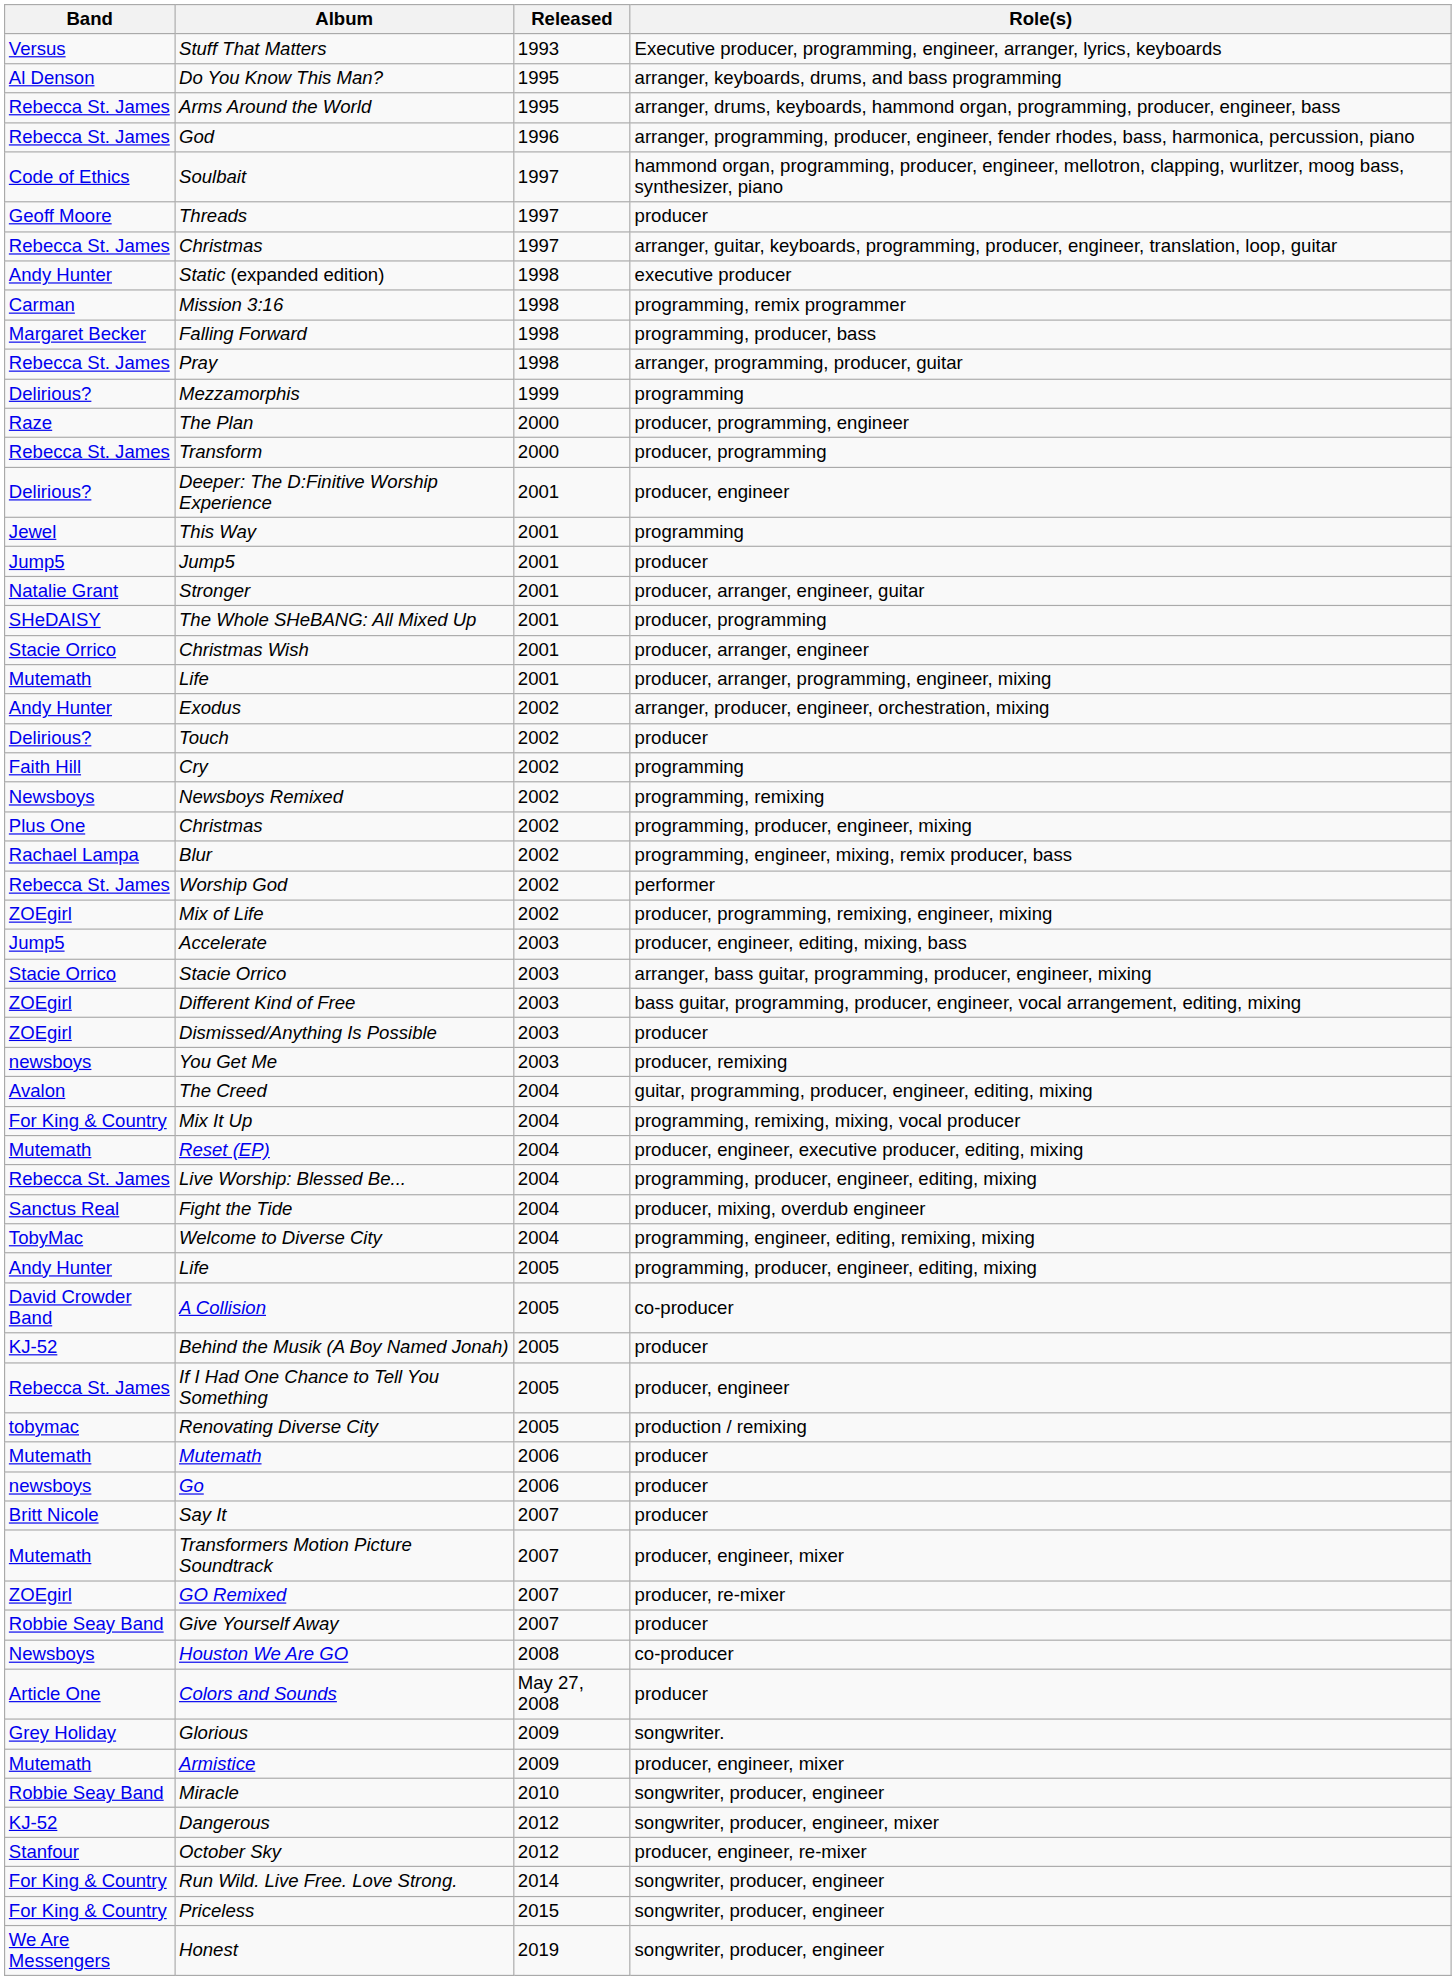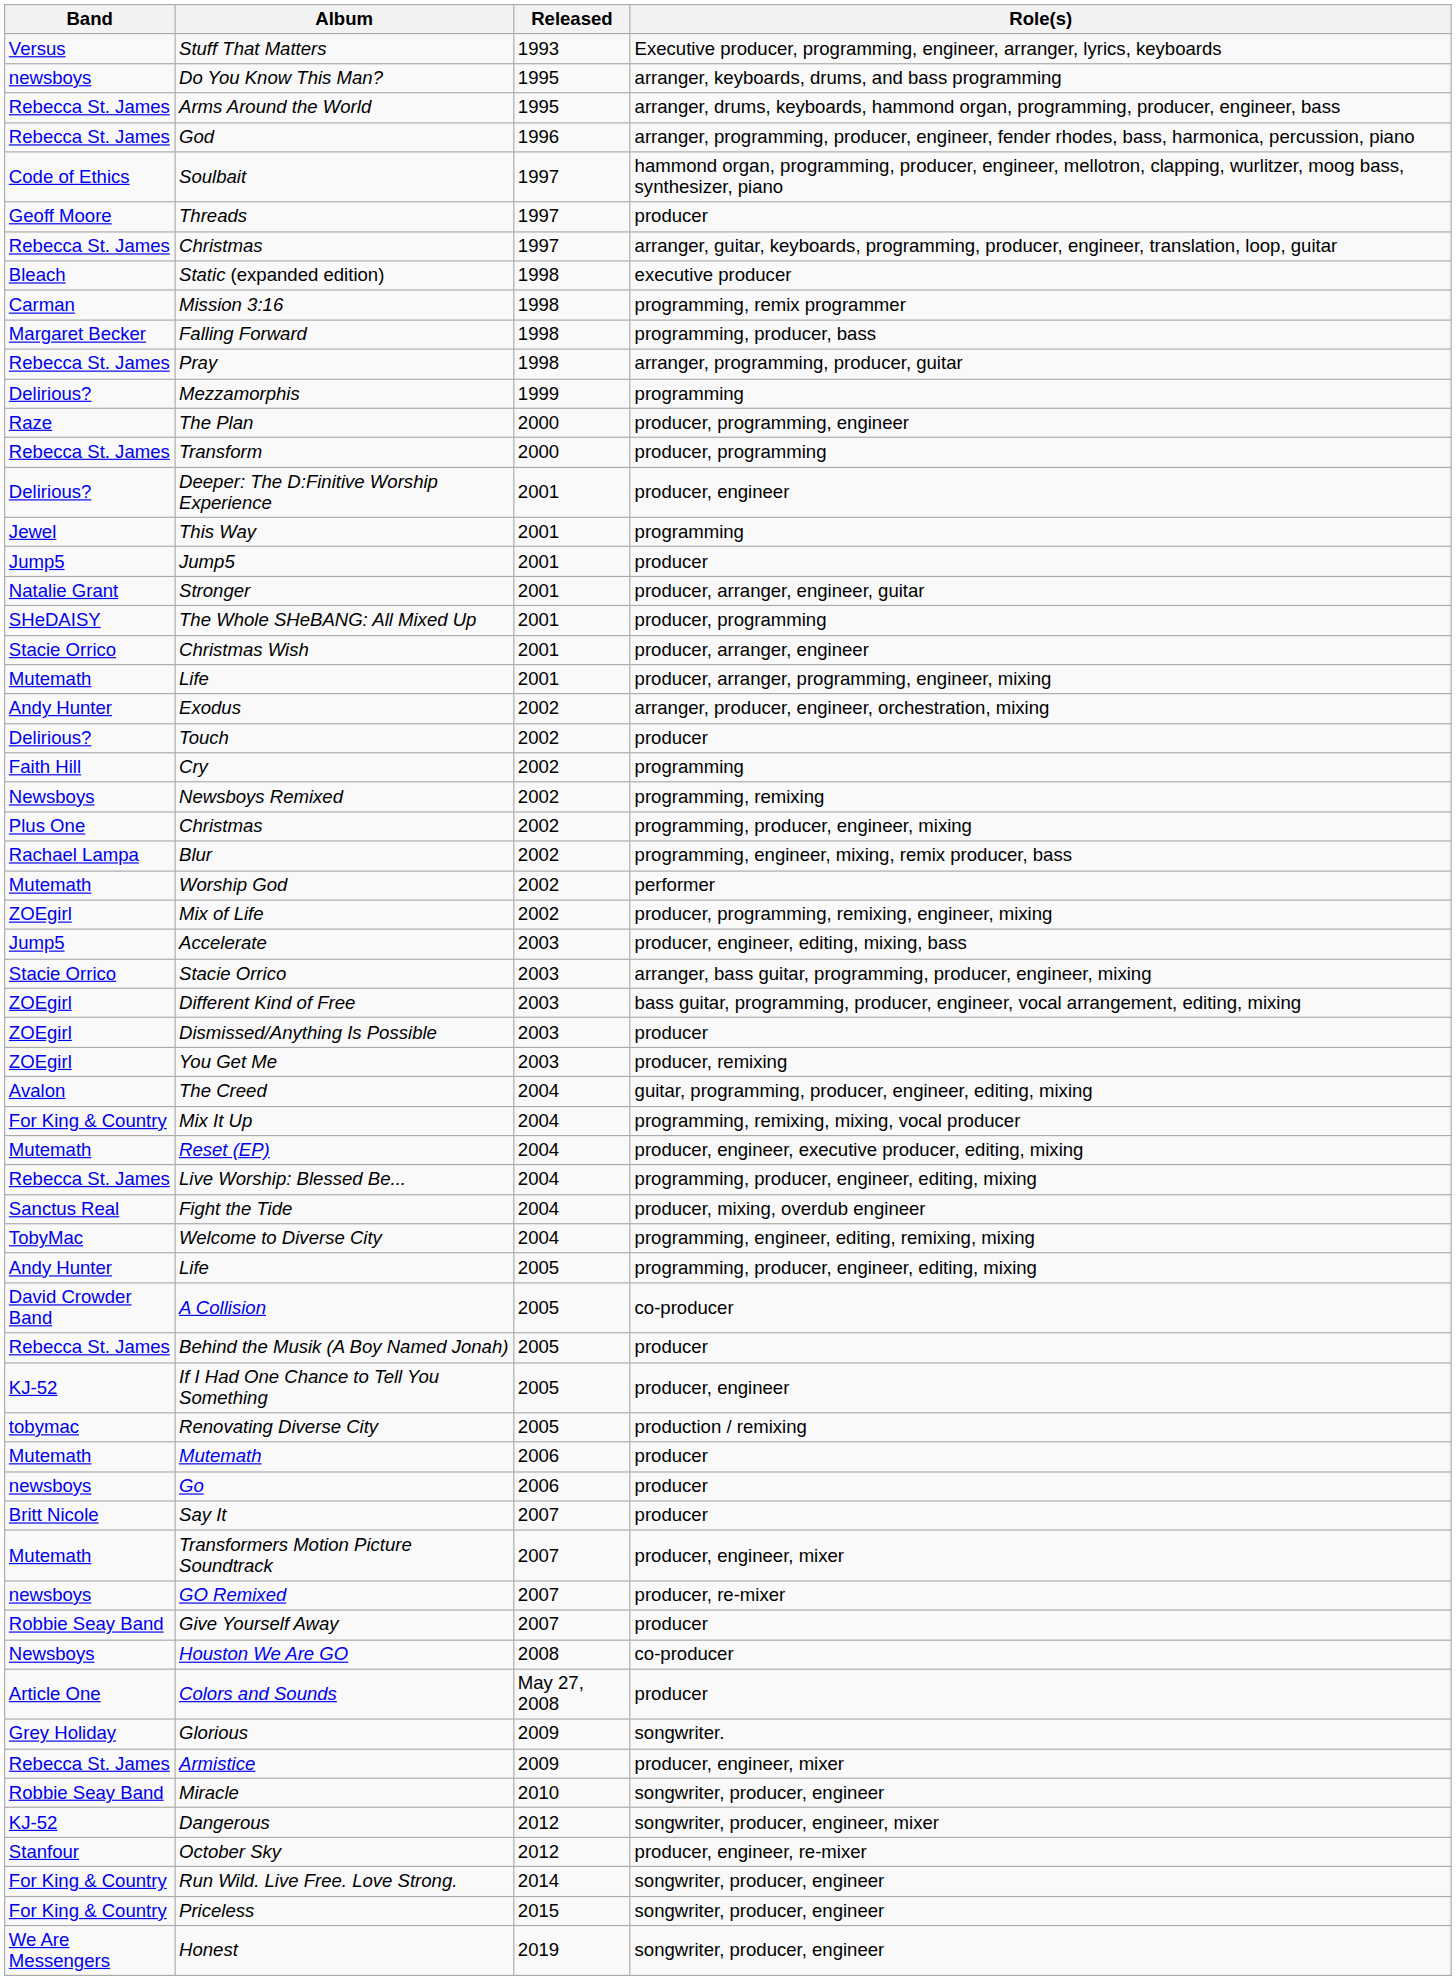(52, 78) Al Denson -> (50, 78) newsboys
(60, 275) Andy Hunter -> (37, 275) Bleach
(89, 885) Rebecca St. James -> (50, 885) Mutemath
(50, 1061) newsboys -> (40, 1061) ZOEgirl
(33, 1347) KJ-52 -> (89, 1347) Rebecca St. James
(89, 1387) Rebecca St. James -> (33, 1387) KJ-52
(40, 1595) ZOEgirl -> (50, 1595) newsboys
(50, 1763) Mutemath -> (89, 1763) Rebecca St. James
